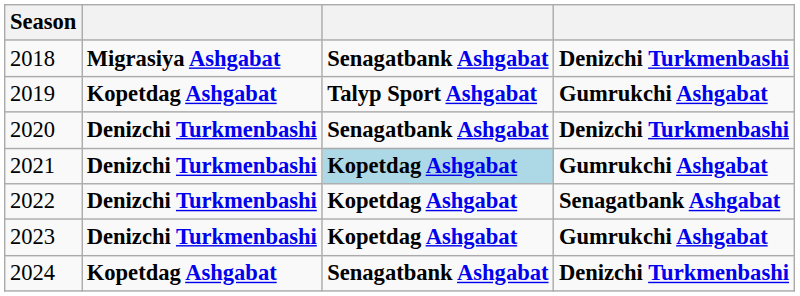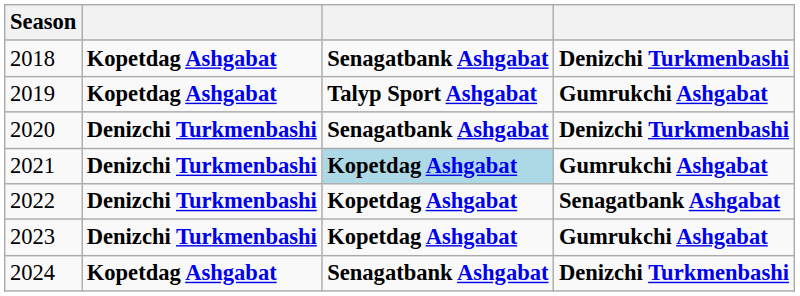(184, 58) Migrasiya Ashgabat -> (182, 58) Kopetdag Ashgabat
